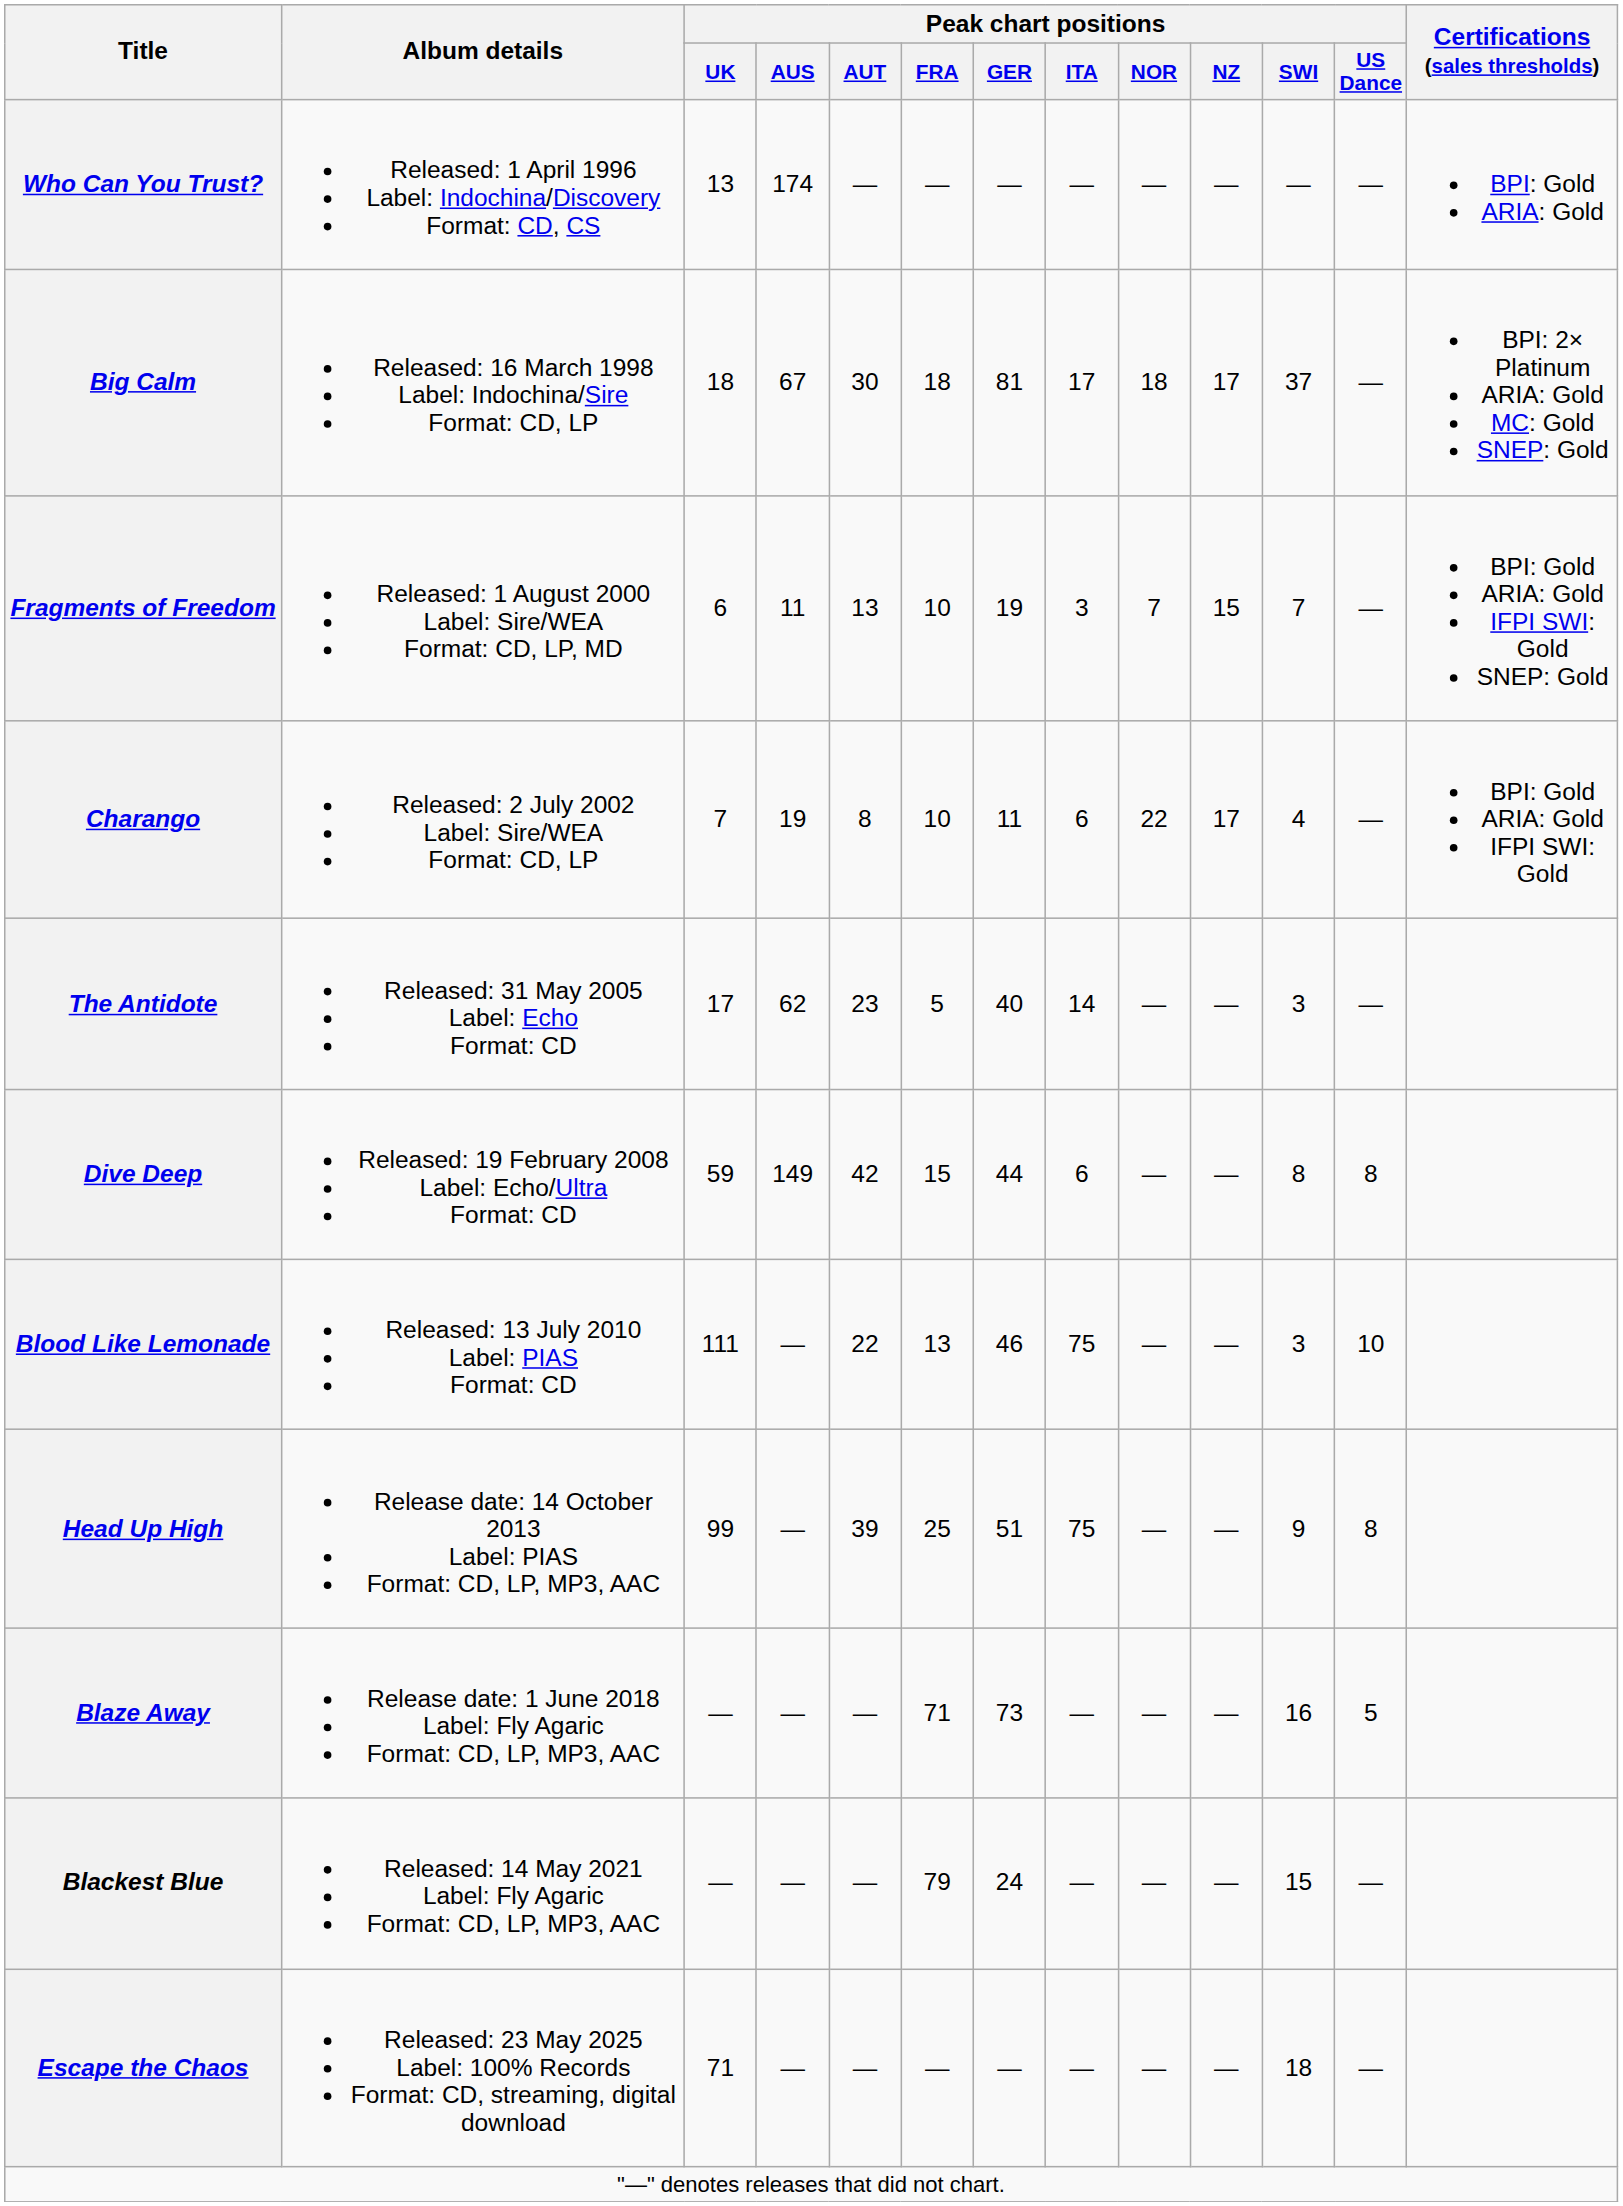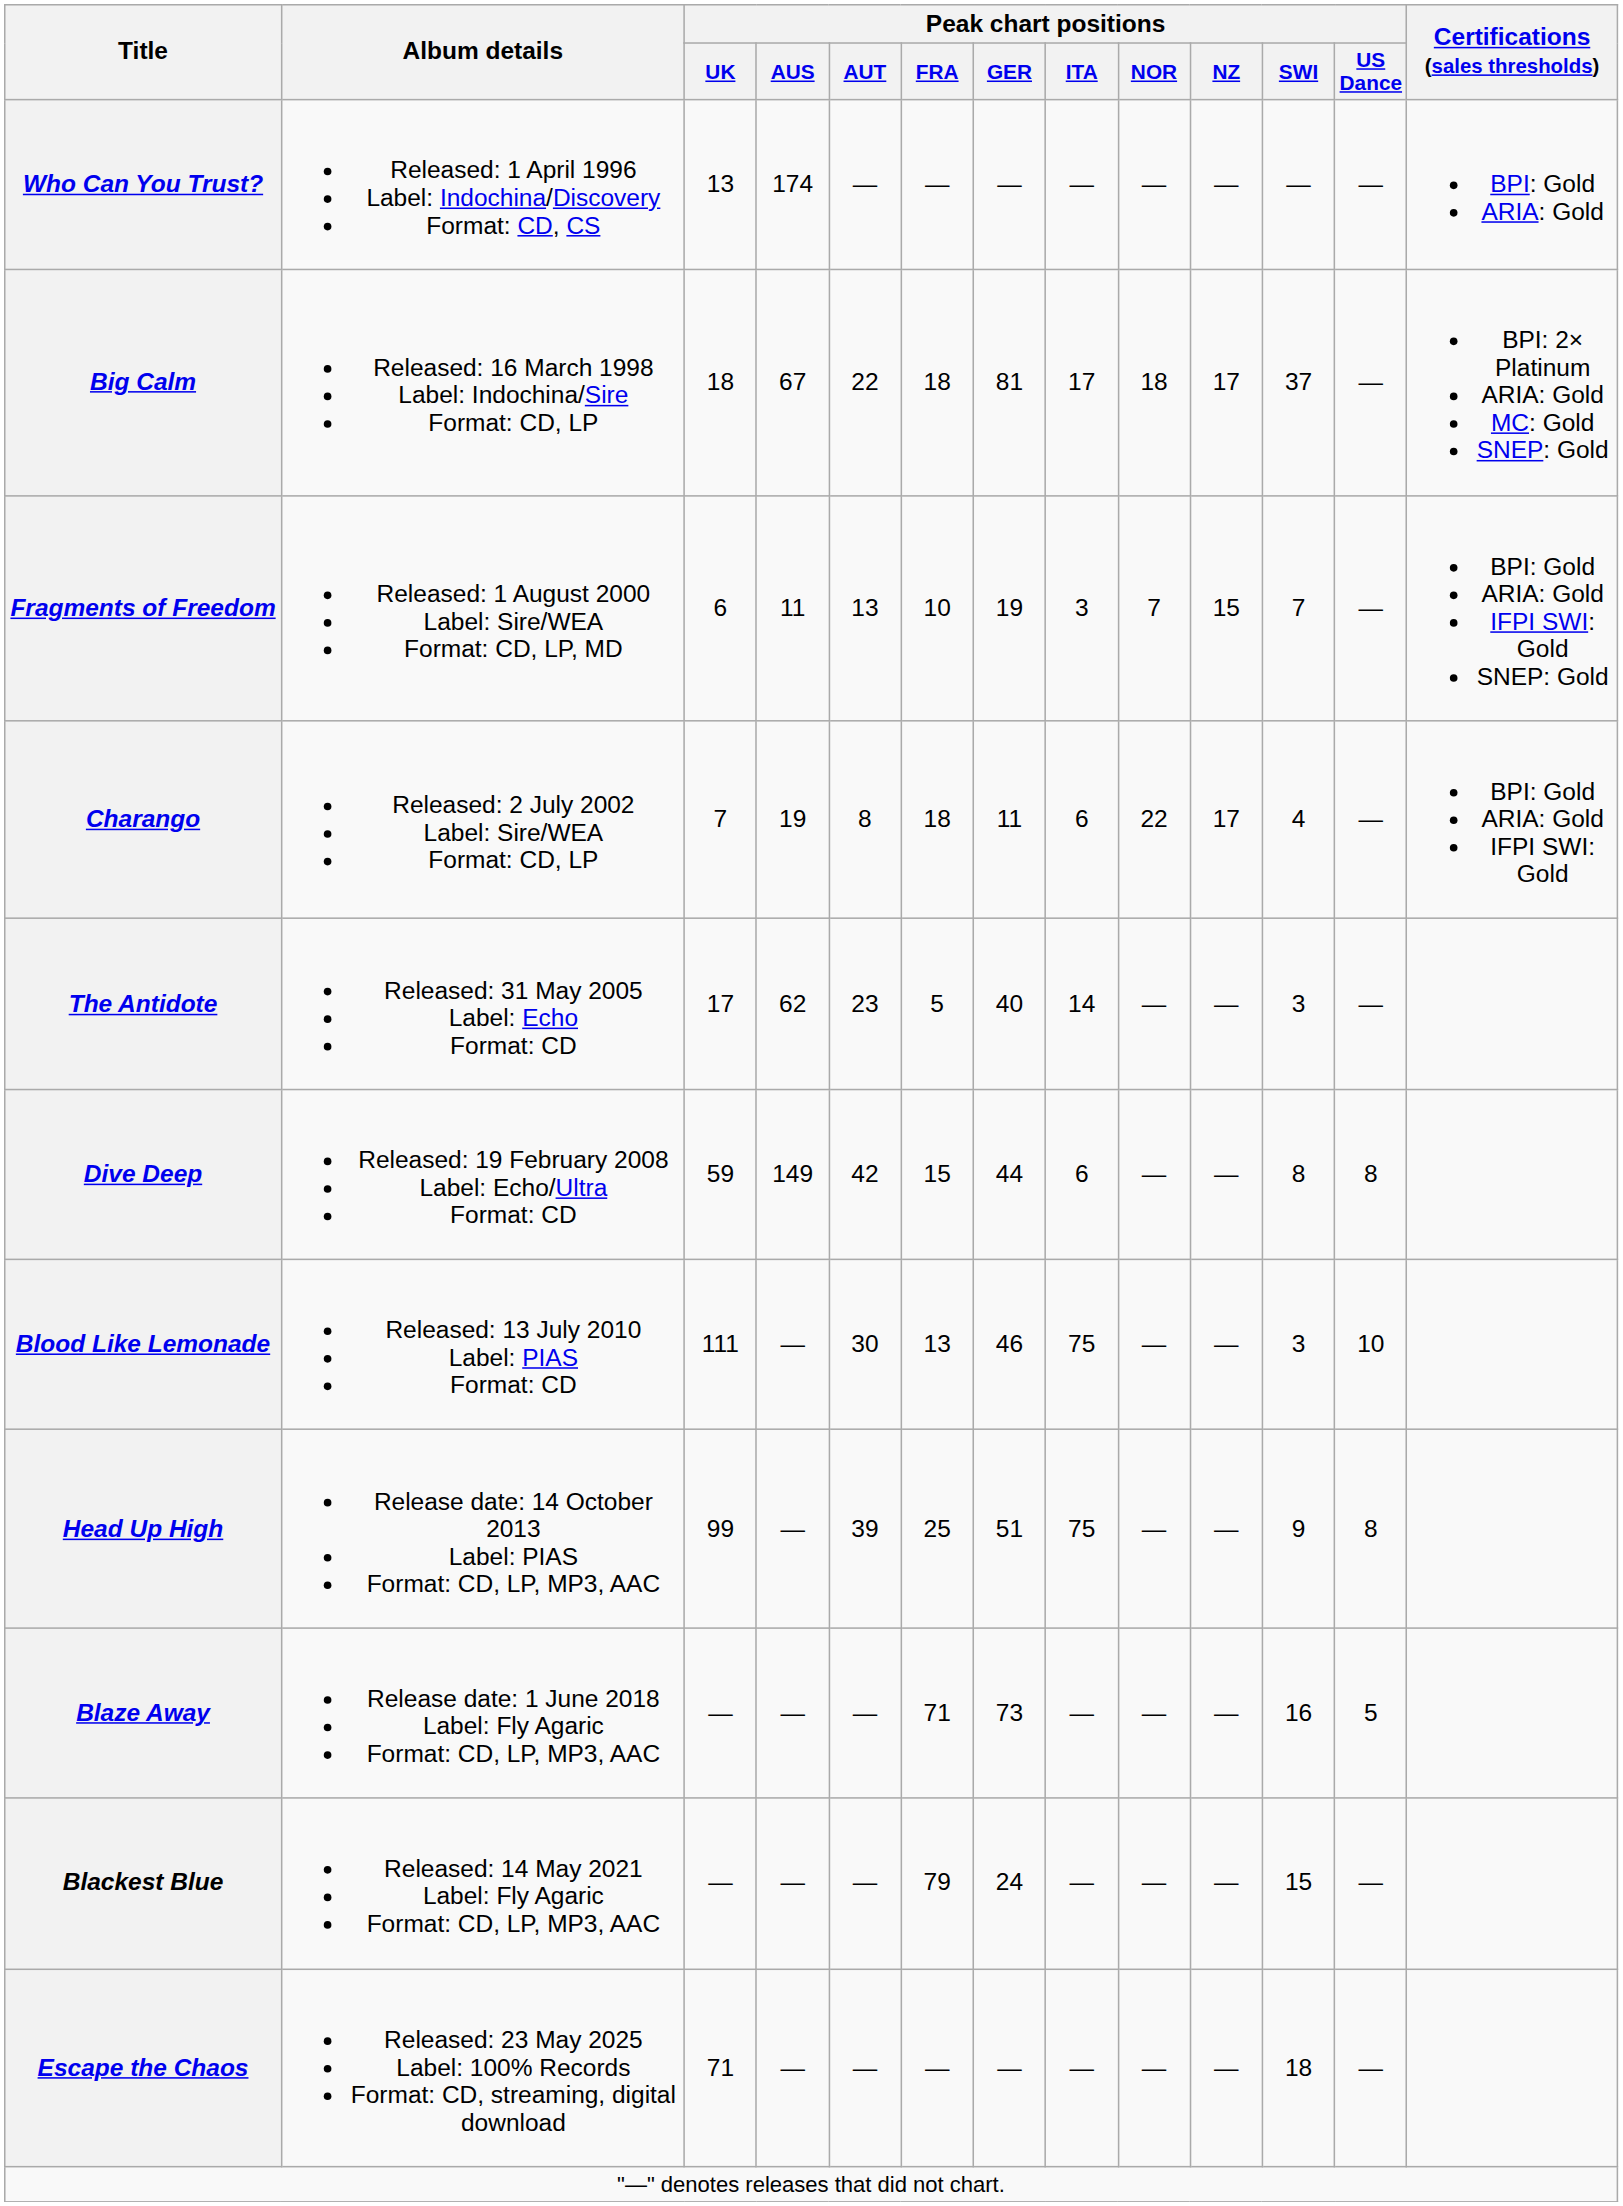(865, 382) 30 -> (865, 382) 22
(937, 819) 10 -> (937, 819) 18
(865, 1344) 22 -> (865, 1344) 30
